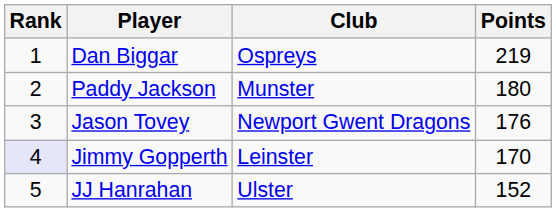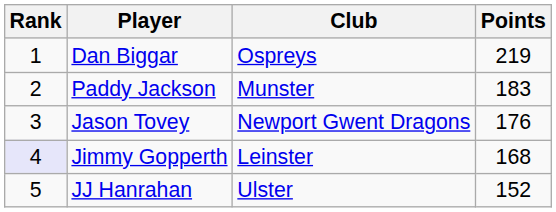(513, 88) 180 -> (513, 88) 183
(513, 156) 170 -> (513, 156) 168
